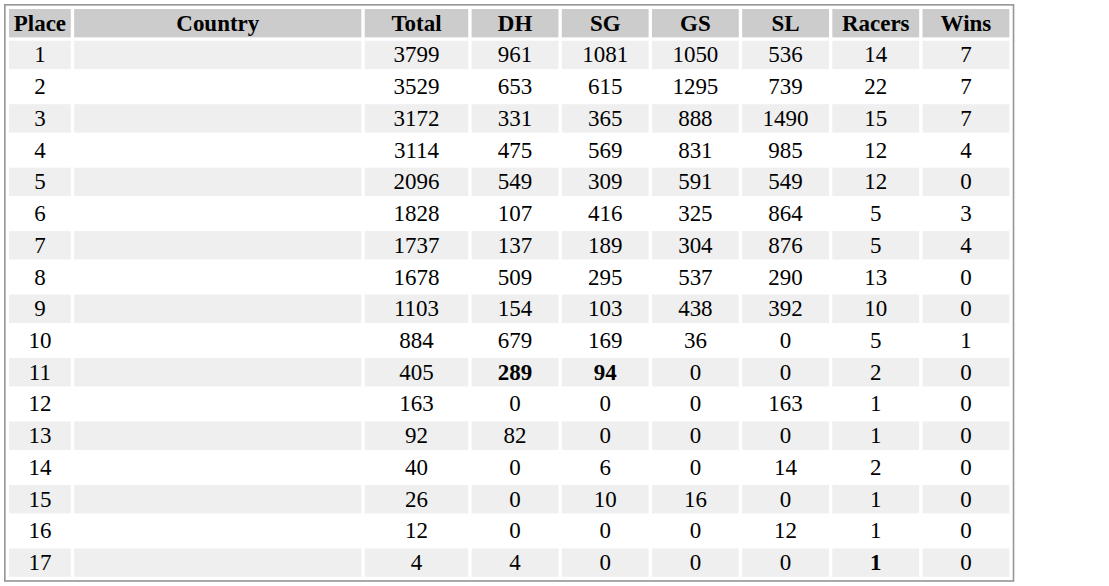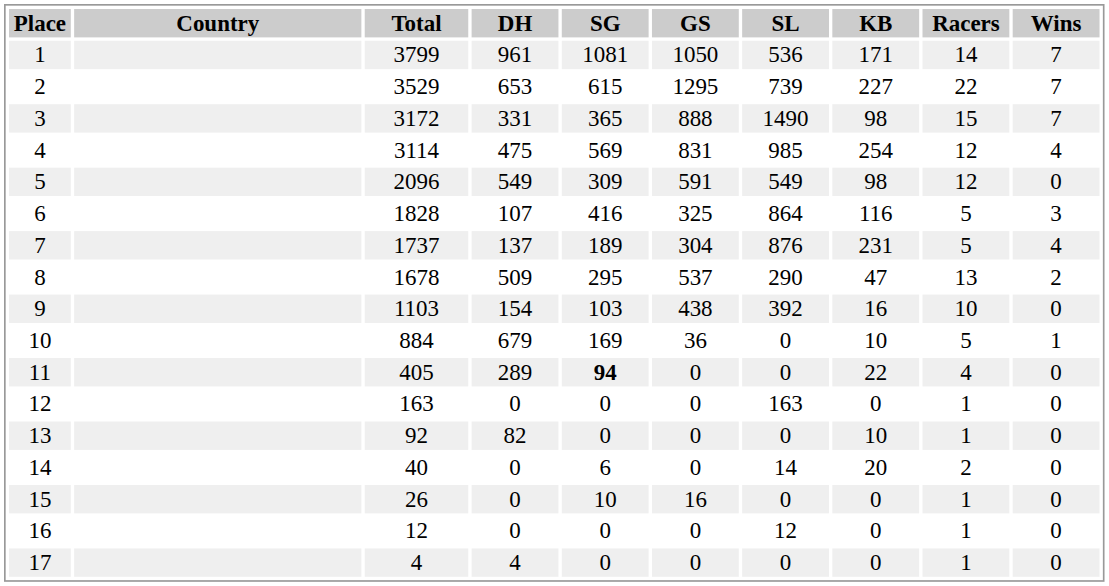+ column: (876, 23)
(966, 277) 0 -> (1056, 277) 2
(515, 372) bold -> (515, 372) normal
(876, 372) 2 -> (966, 372) 4
(876, 563) bold -> (966, 563) normal
